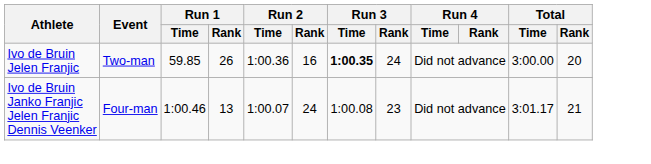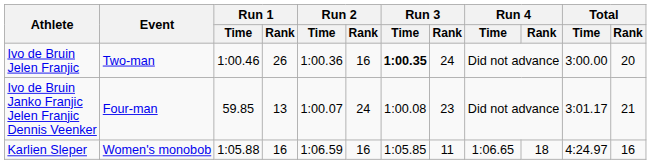(185, 61) 59.85 -> (238, 61) 1:00.46
(185, 109) 1:00.46 -> (238, 109) 59.85
+ row: (47, 150)
